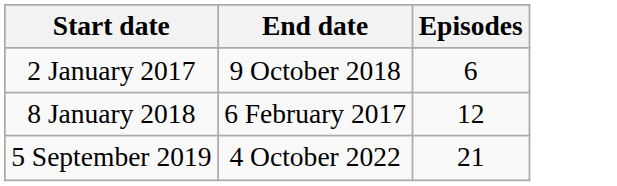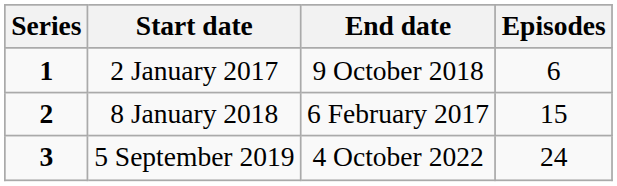+ column: (46, 26)
(471, 113) 12 -> (554, 113) 15
(471, 157) 21 -> (554, 157) 24
